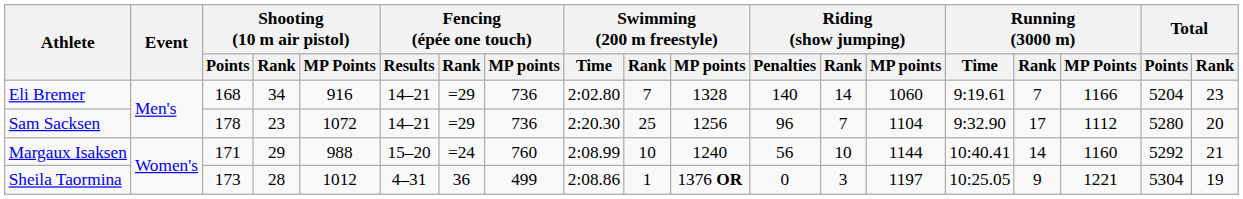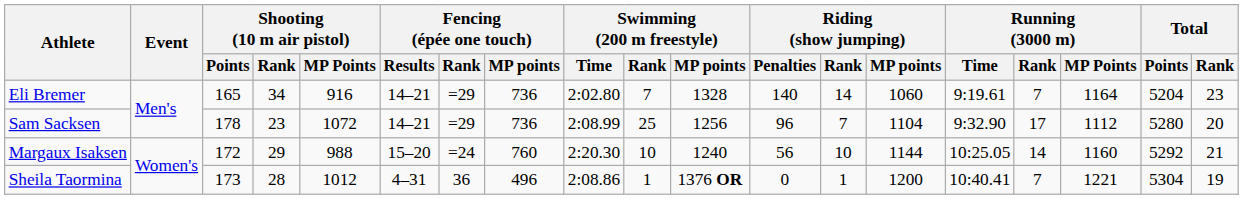(228, 95) 168 -> (228, 95) 165
(1100, 95) 1166 -> (1100, 95) 1164
(594, 123) 2:20.30 -> (594, 123) 2:08.99
(228, 152) 171 -> (228, 152) 172
(594, 152) 2:08.99 -> (594, 152) 2:20.30
(980, 152) 10:40.41 -> (980, 152) 10:25.05
(524, 180) 499 -> (524, 180) 496
(843, 180) 3 -> (843, 180) 1
(906, 180) 1197 -> (906, 180) 1200
(980, 180) 10:25.05 -> (980, 180) 10:40.41
(1037, 180) 9 -> (1037, 180) 7
